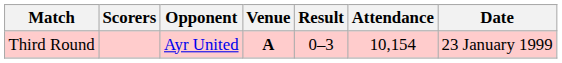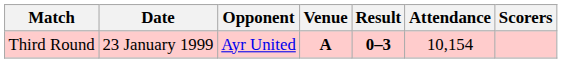columns swapped: (497, 17) <-> (129, 17)
(321, 44) normal -> (378, 44) bold
